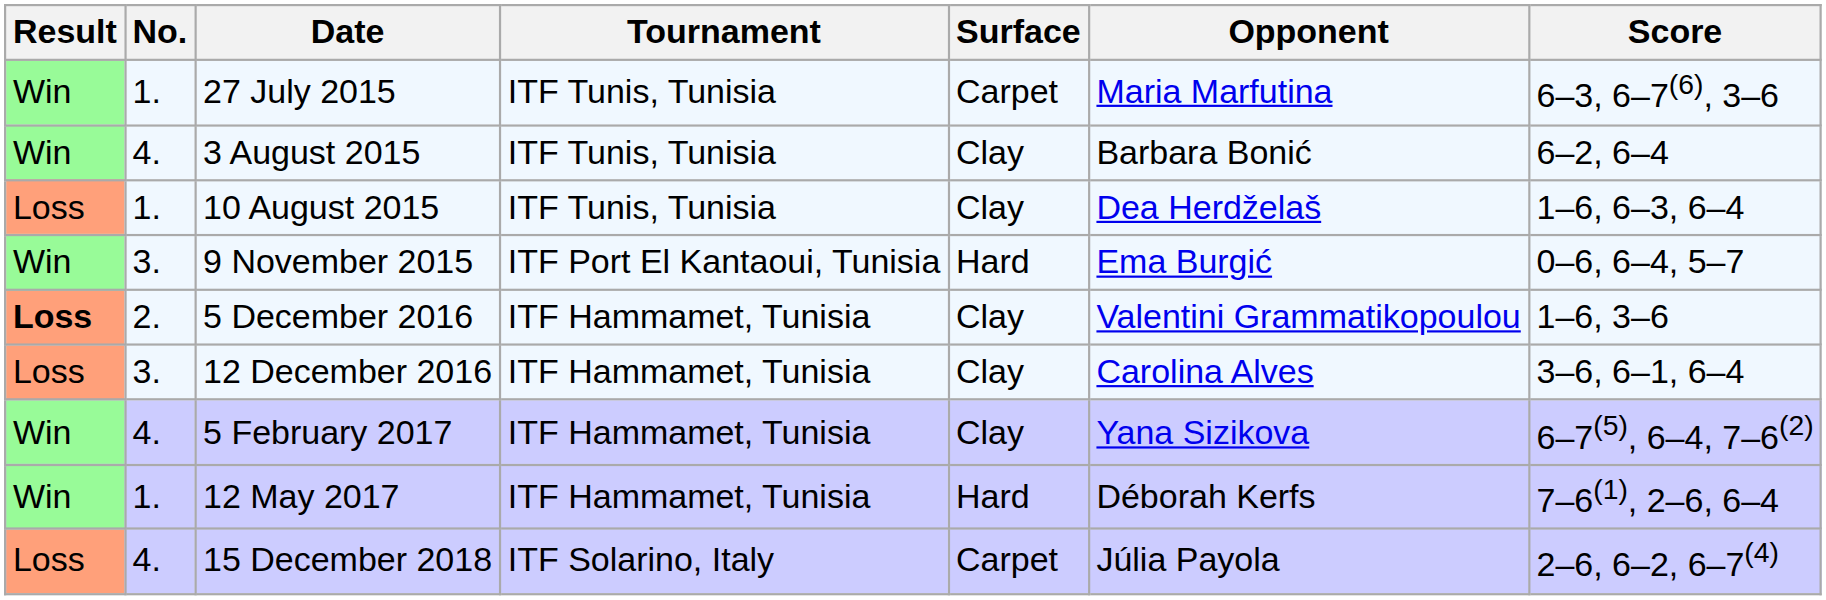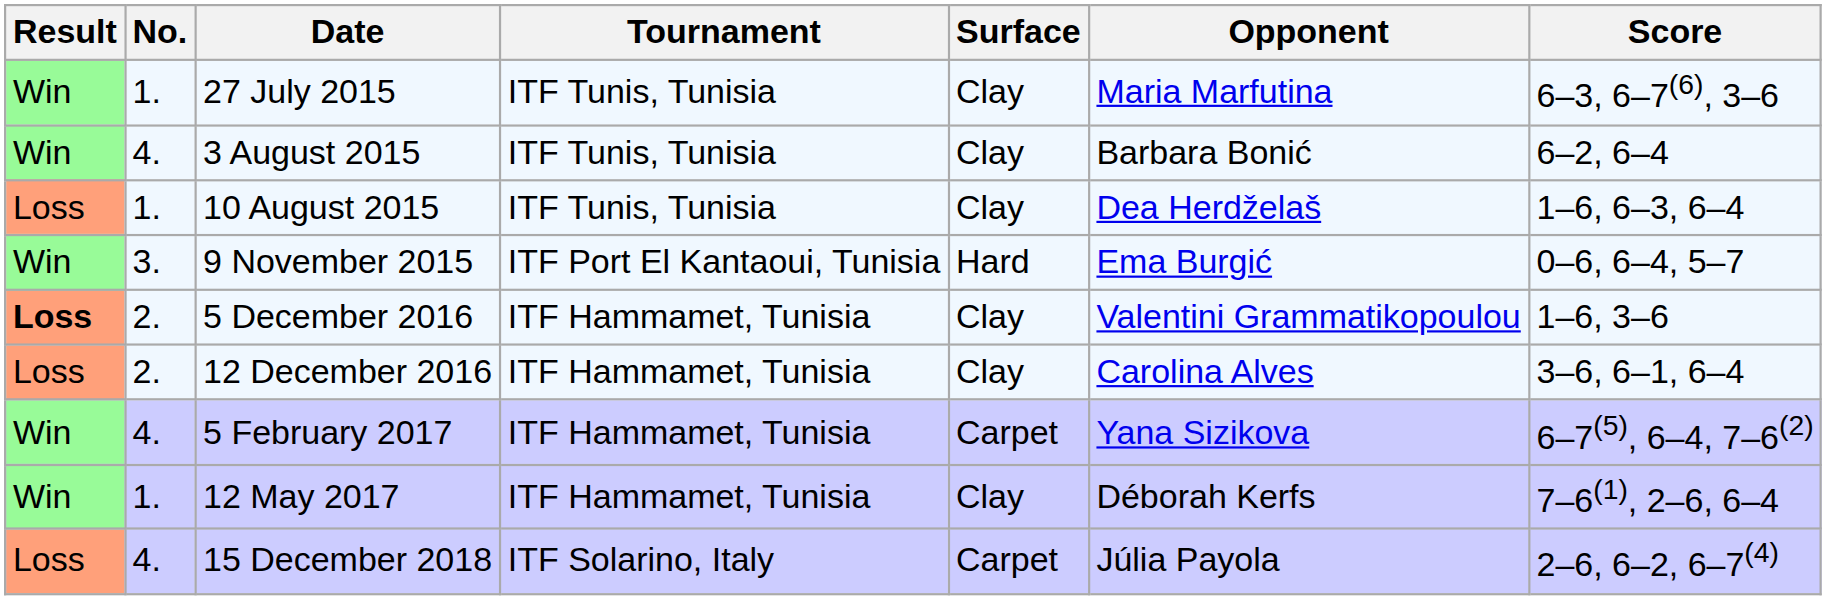(1007, 91) Carpet -> (990, 91) Clay
(147, 371) 3. -> (147, 371) 2.
(990, 431) Clay -> (1007, 431) Carpet
(993, 495) Hard -> (990, 495) Clay
